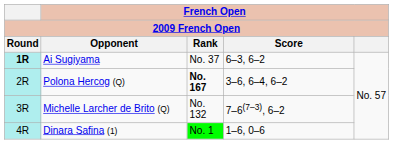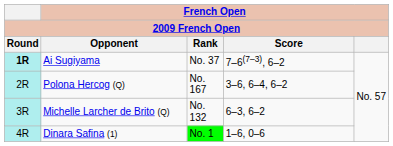(245, 60) 6–3, 6–2 -> (255, 61) 7–6(7–3), 6–2
(198, 82) bold -> (198, 84) normal
(255, 109) 7–6(7–3), 6–2 -> (245, 112) 6–3, 6–2
